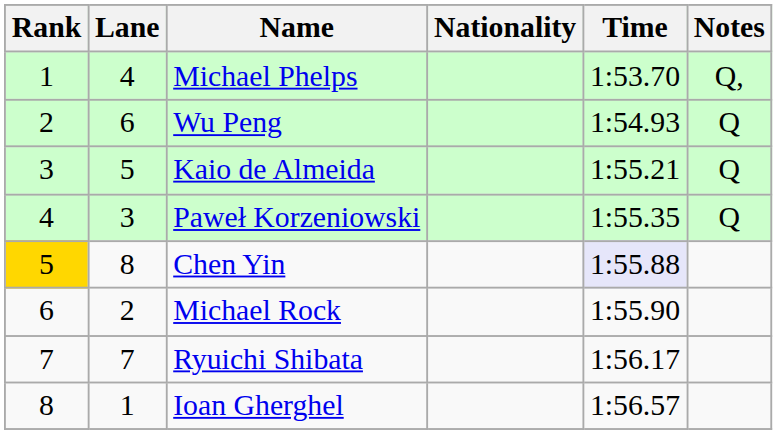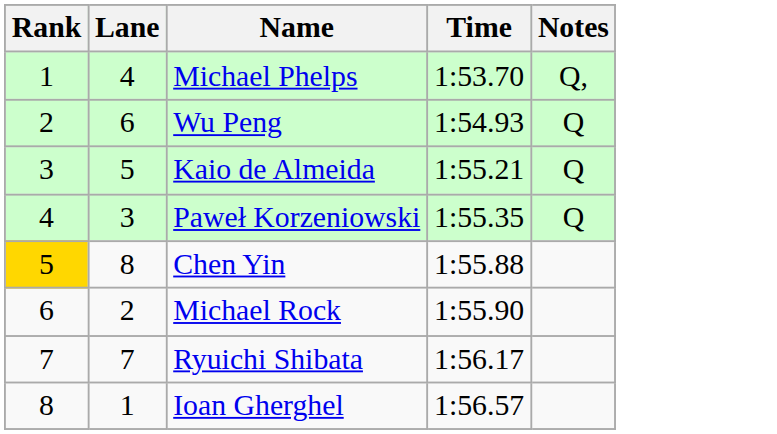- column: (505, 28)
(635, 264) lavender background -> (479, 264) no background
